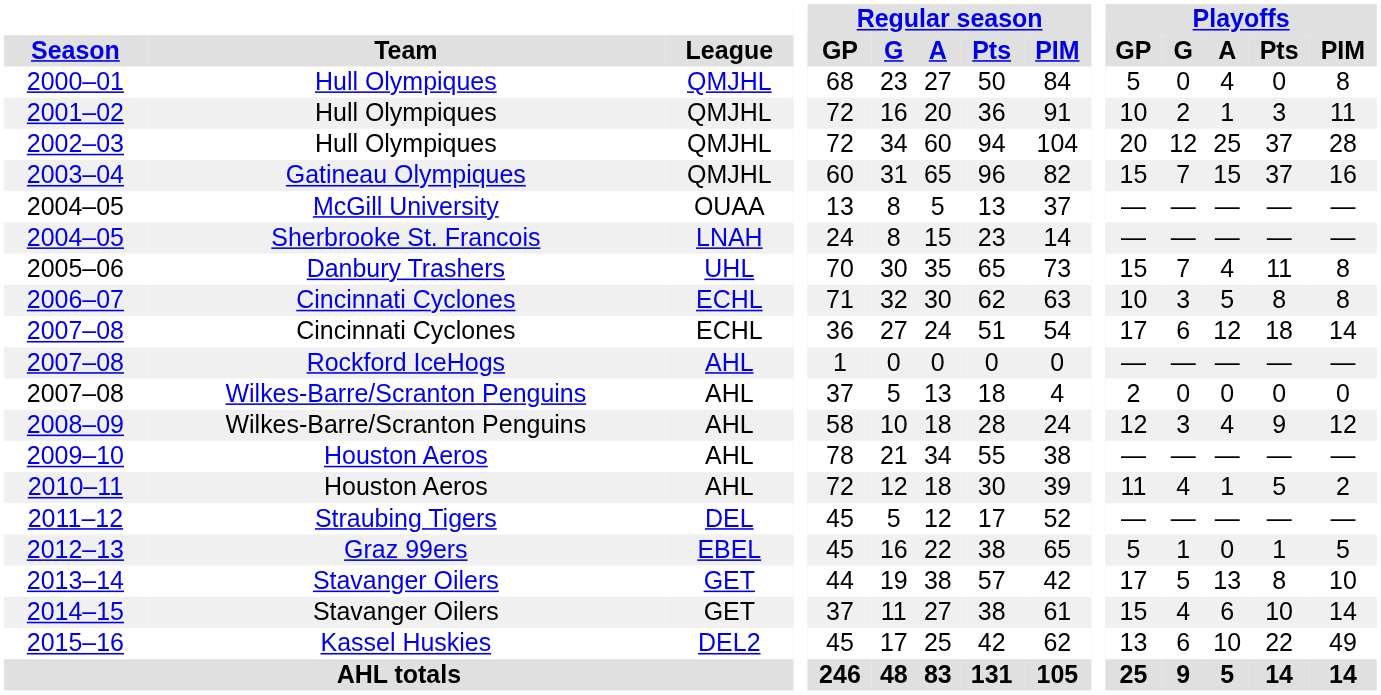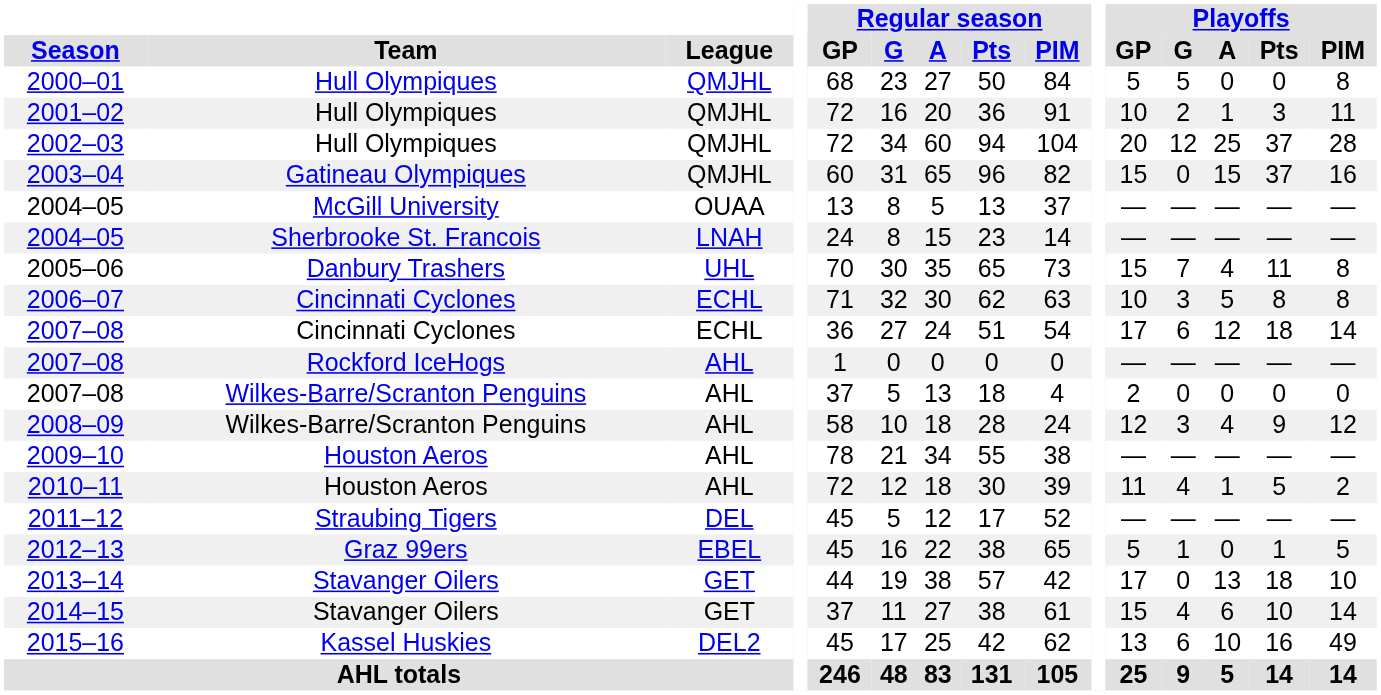(1183, 81) 0 -> (1183, 81) 5
(1227, 81) 4 -> (1227, 81) 0
(1183, 175) 7 -> (1183, 175) 0
(1183, 580) 5 -> (1183, 580) 0
(1279, 580) 8 -> (1279, 580) 18
(1279, 643) 22 -> (1279, 643) 16
